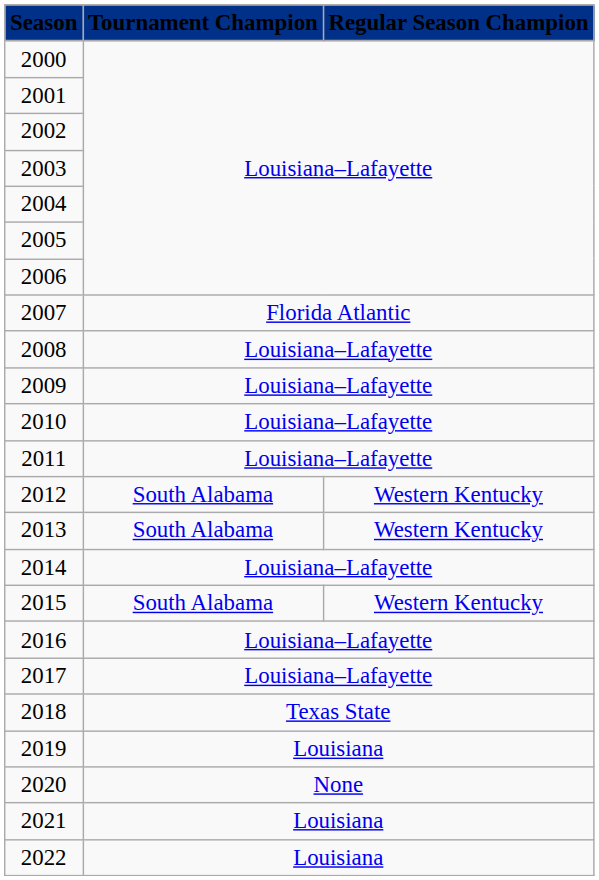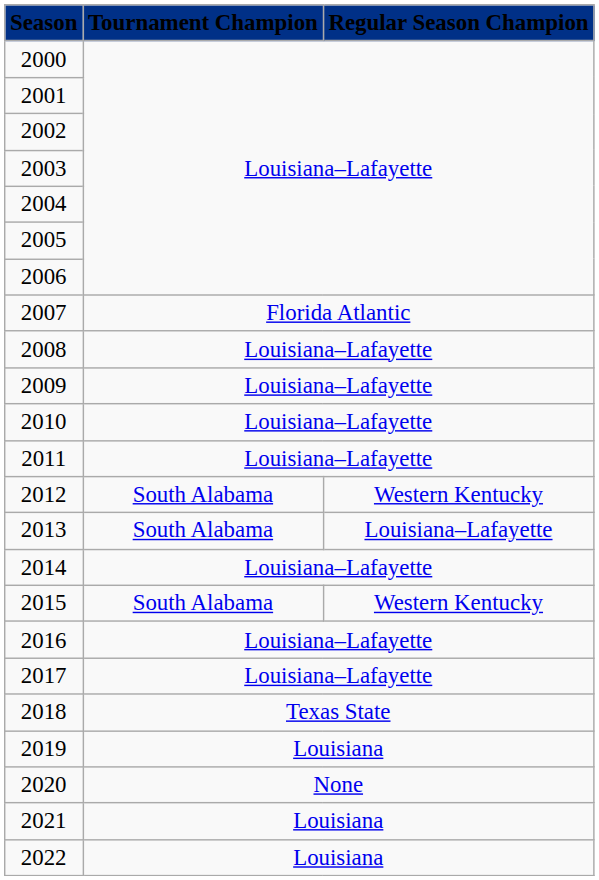(458, 530) Western Kentucky -> (458, 530) Louisiana–Lafayette
